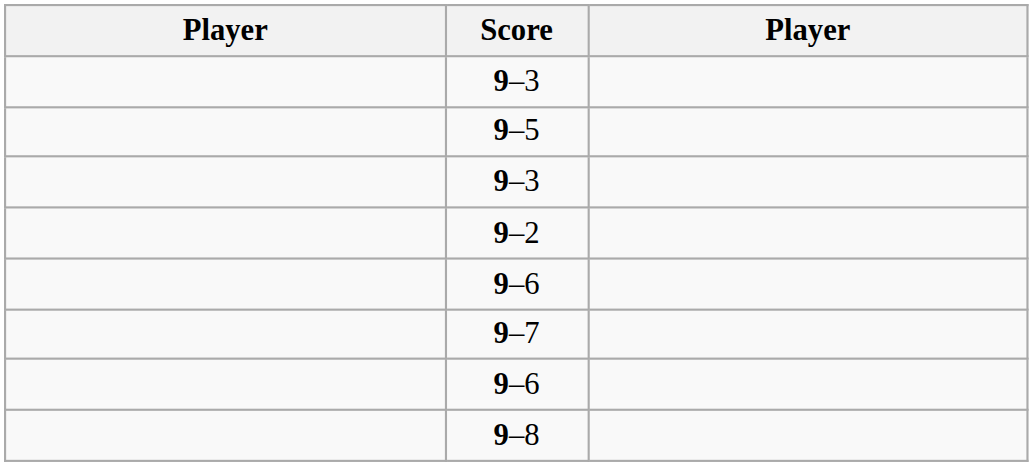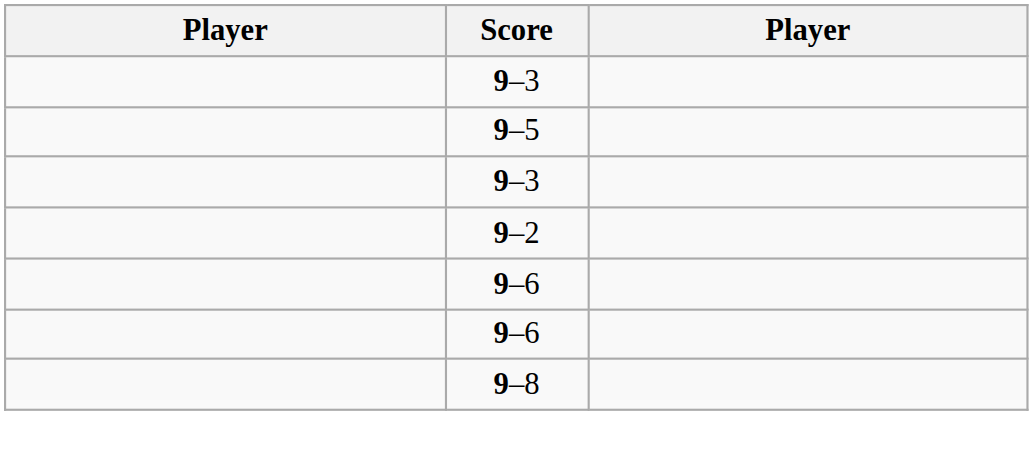- row: (225, 334)
